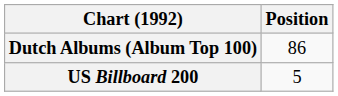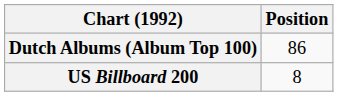(297, 76) 5 -> (297, 76) 8
